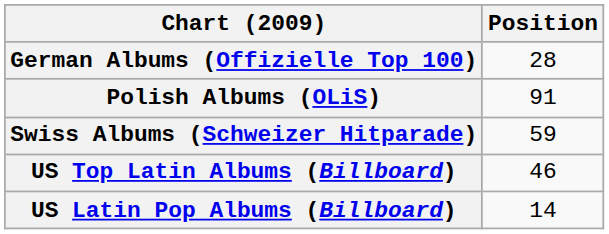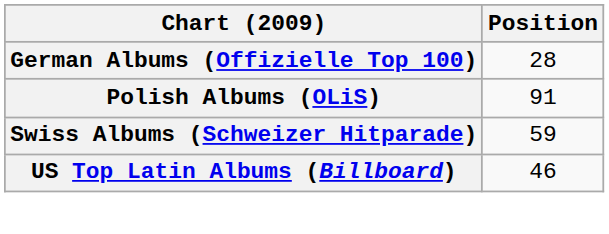- row: (244, 210)
